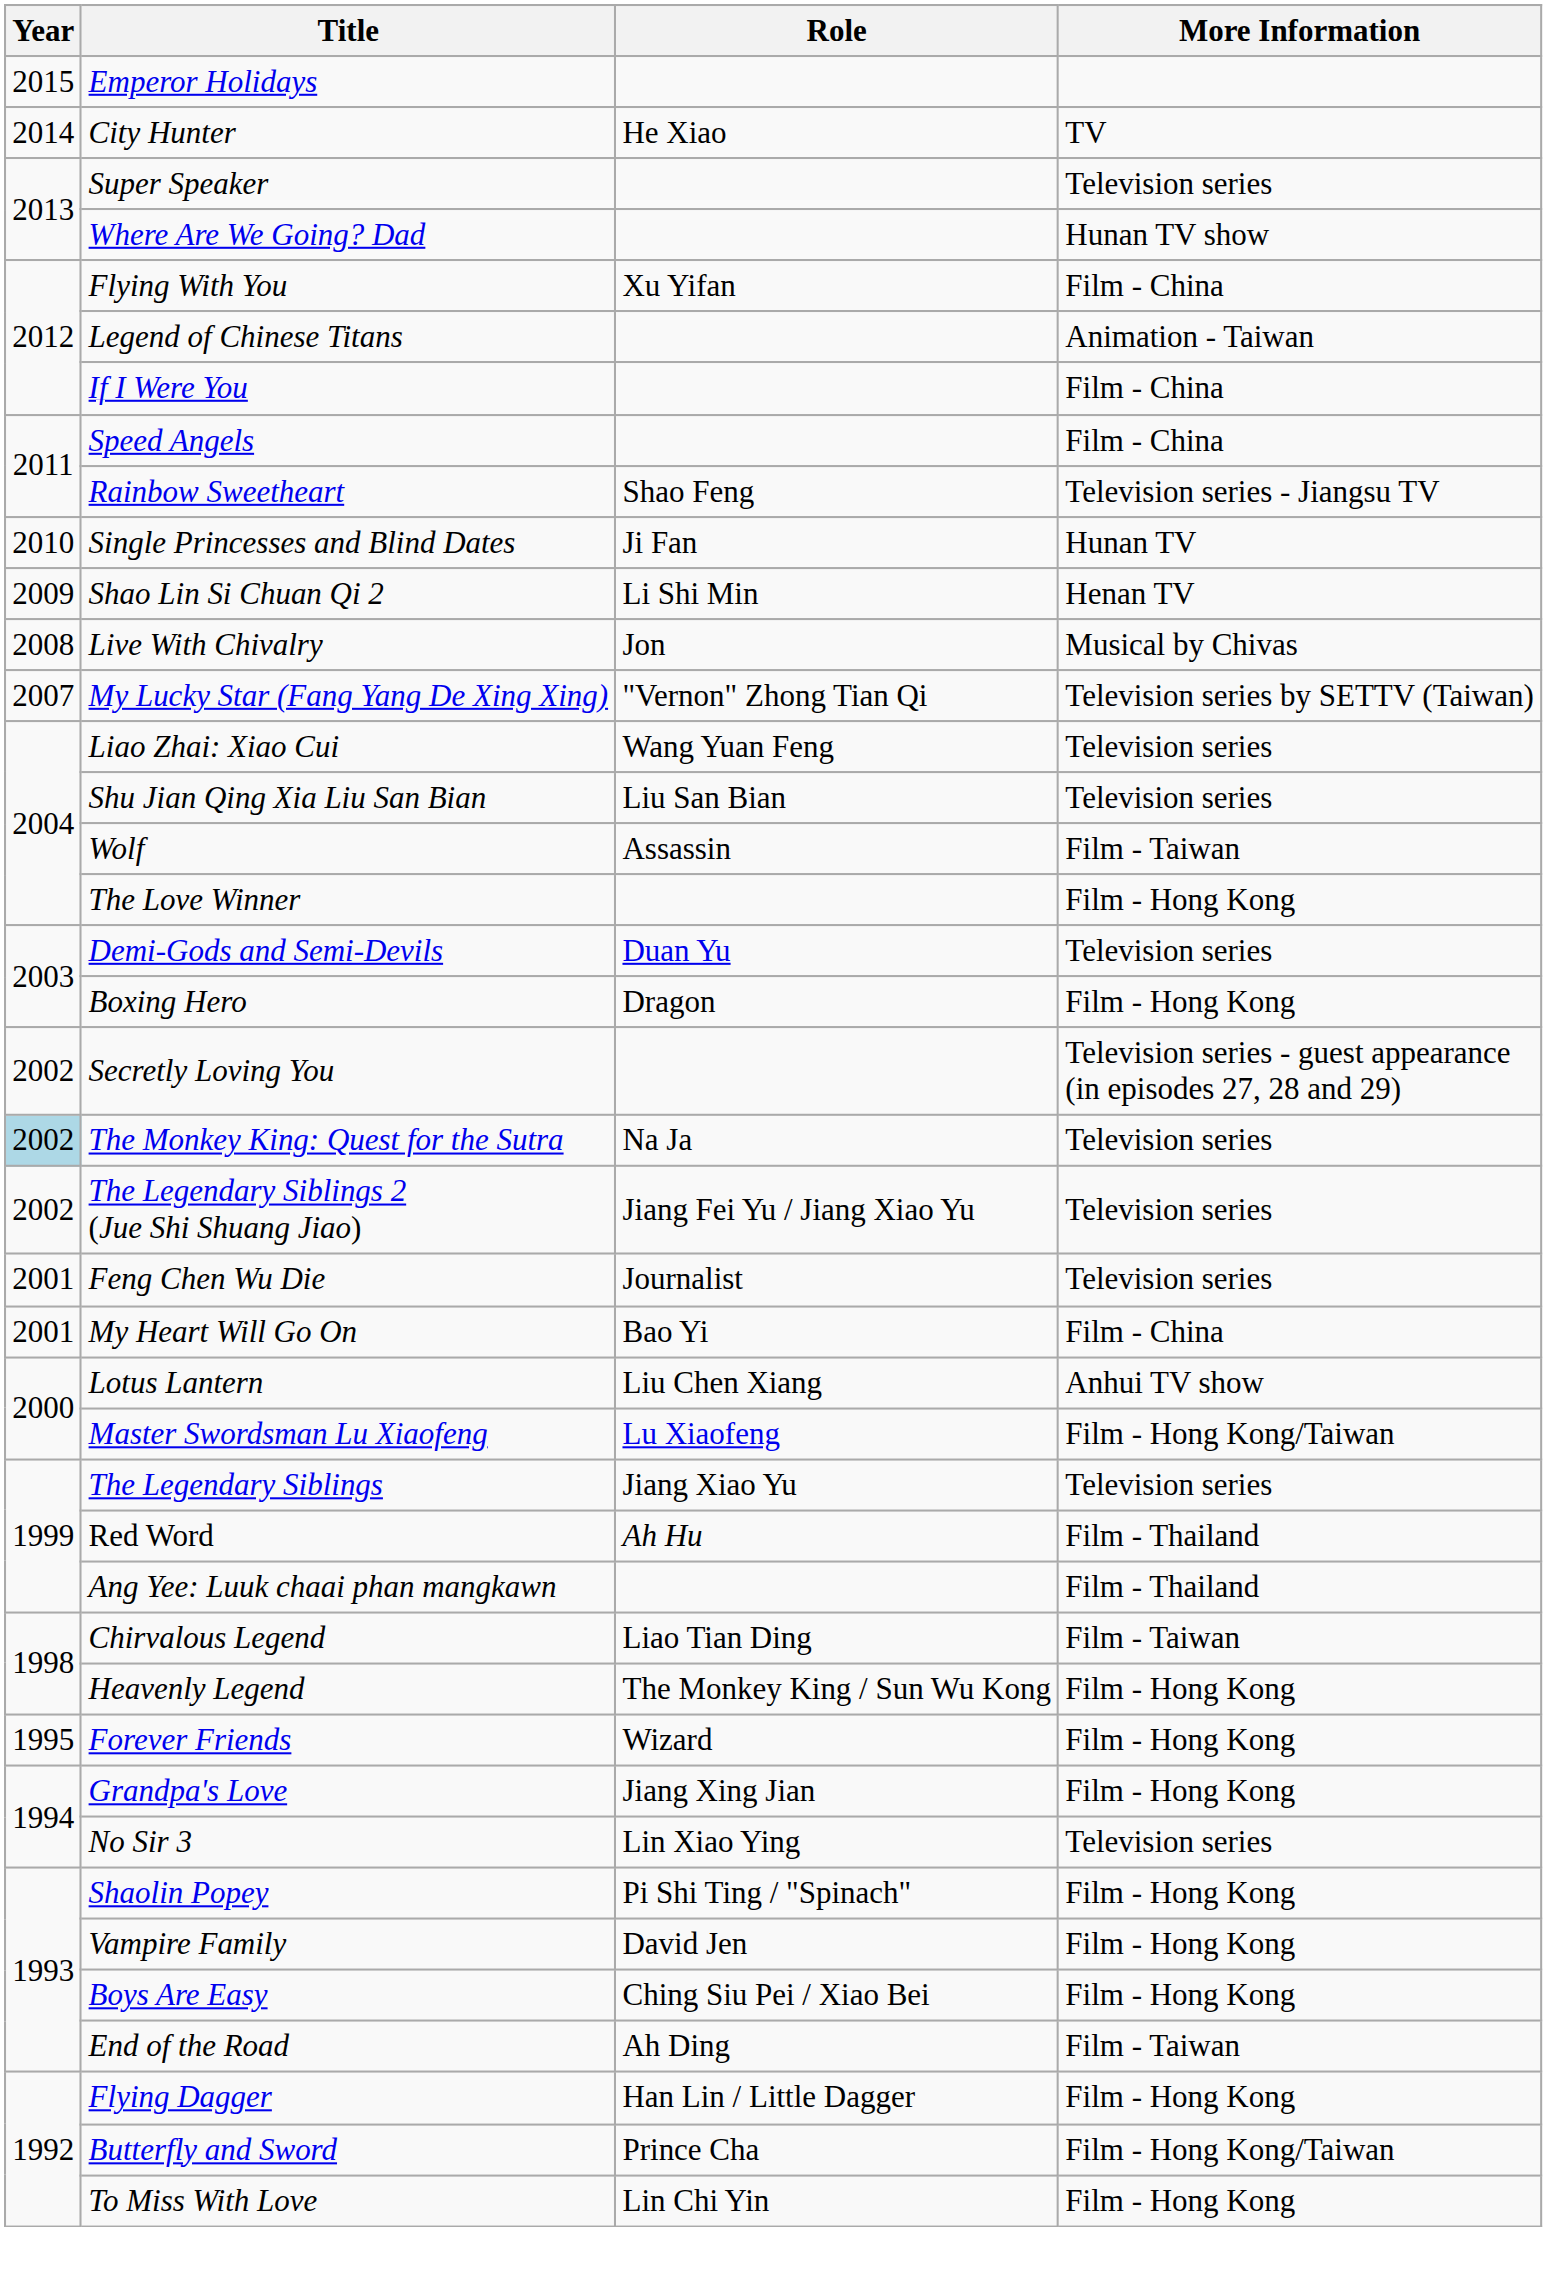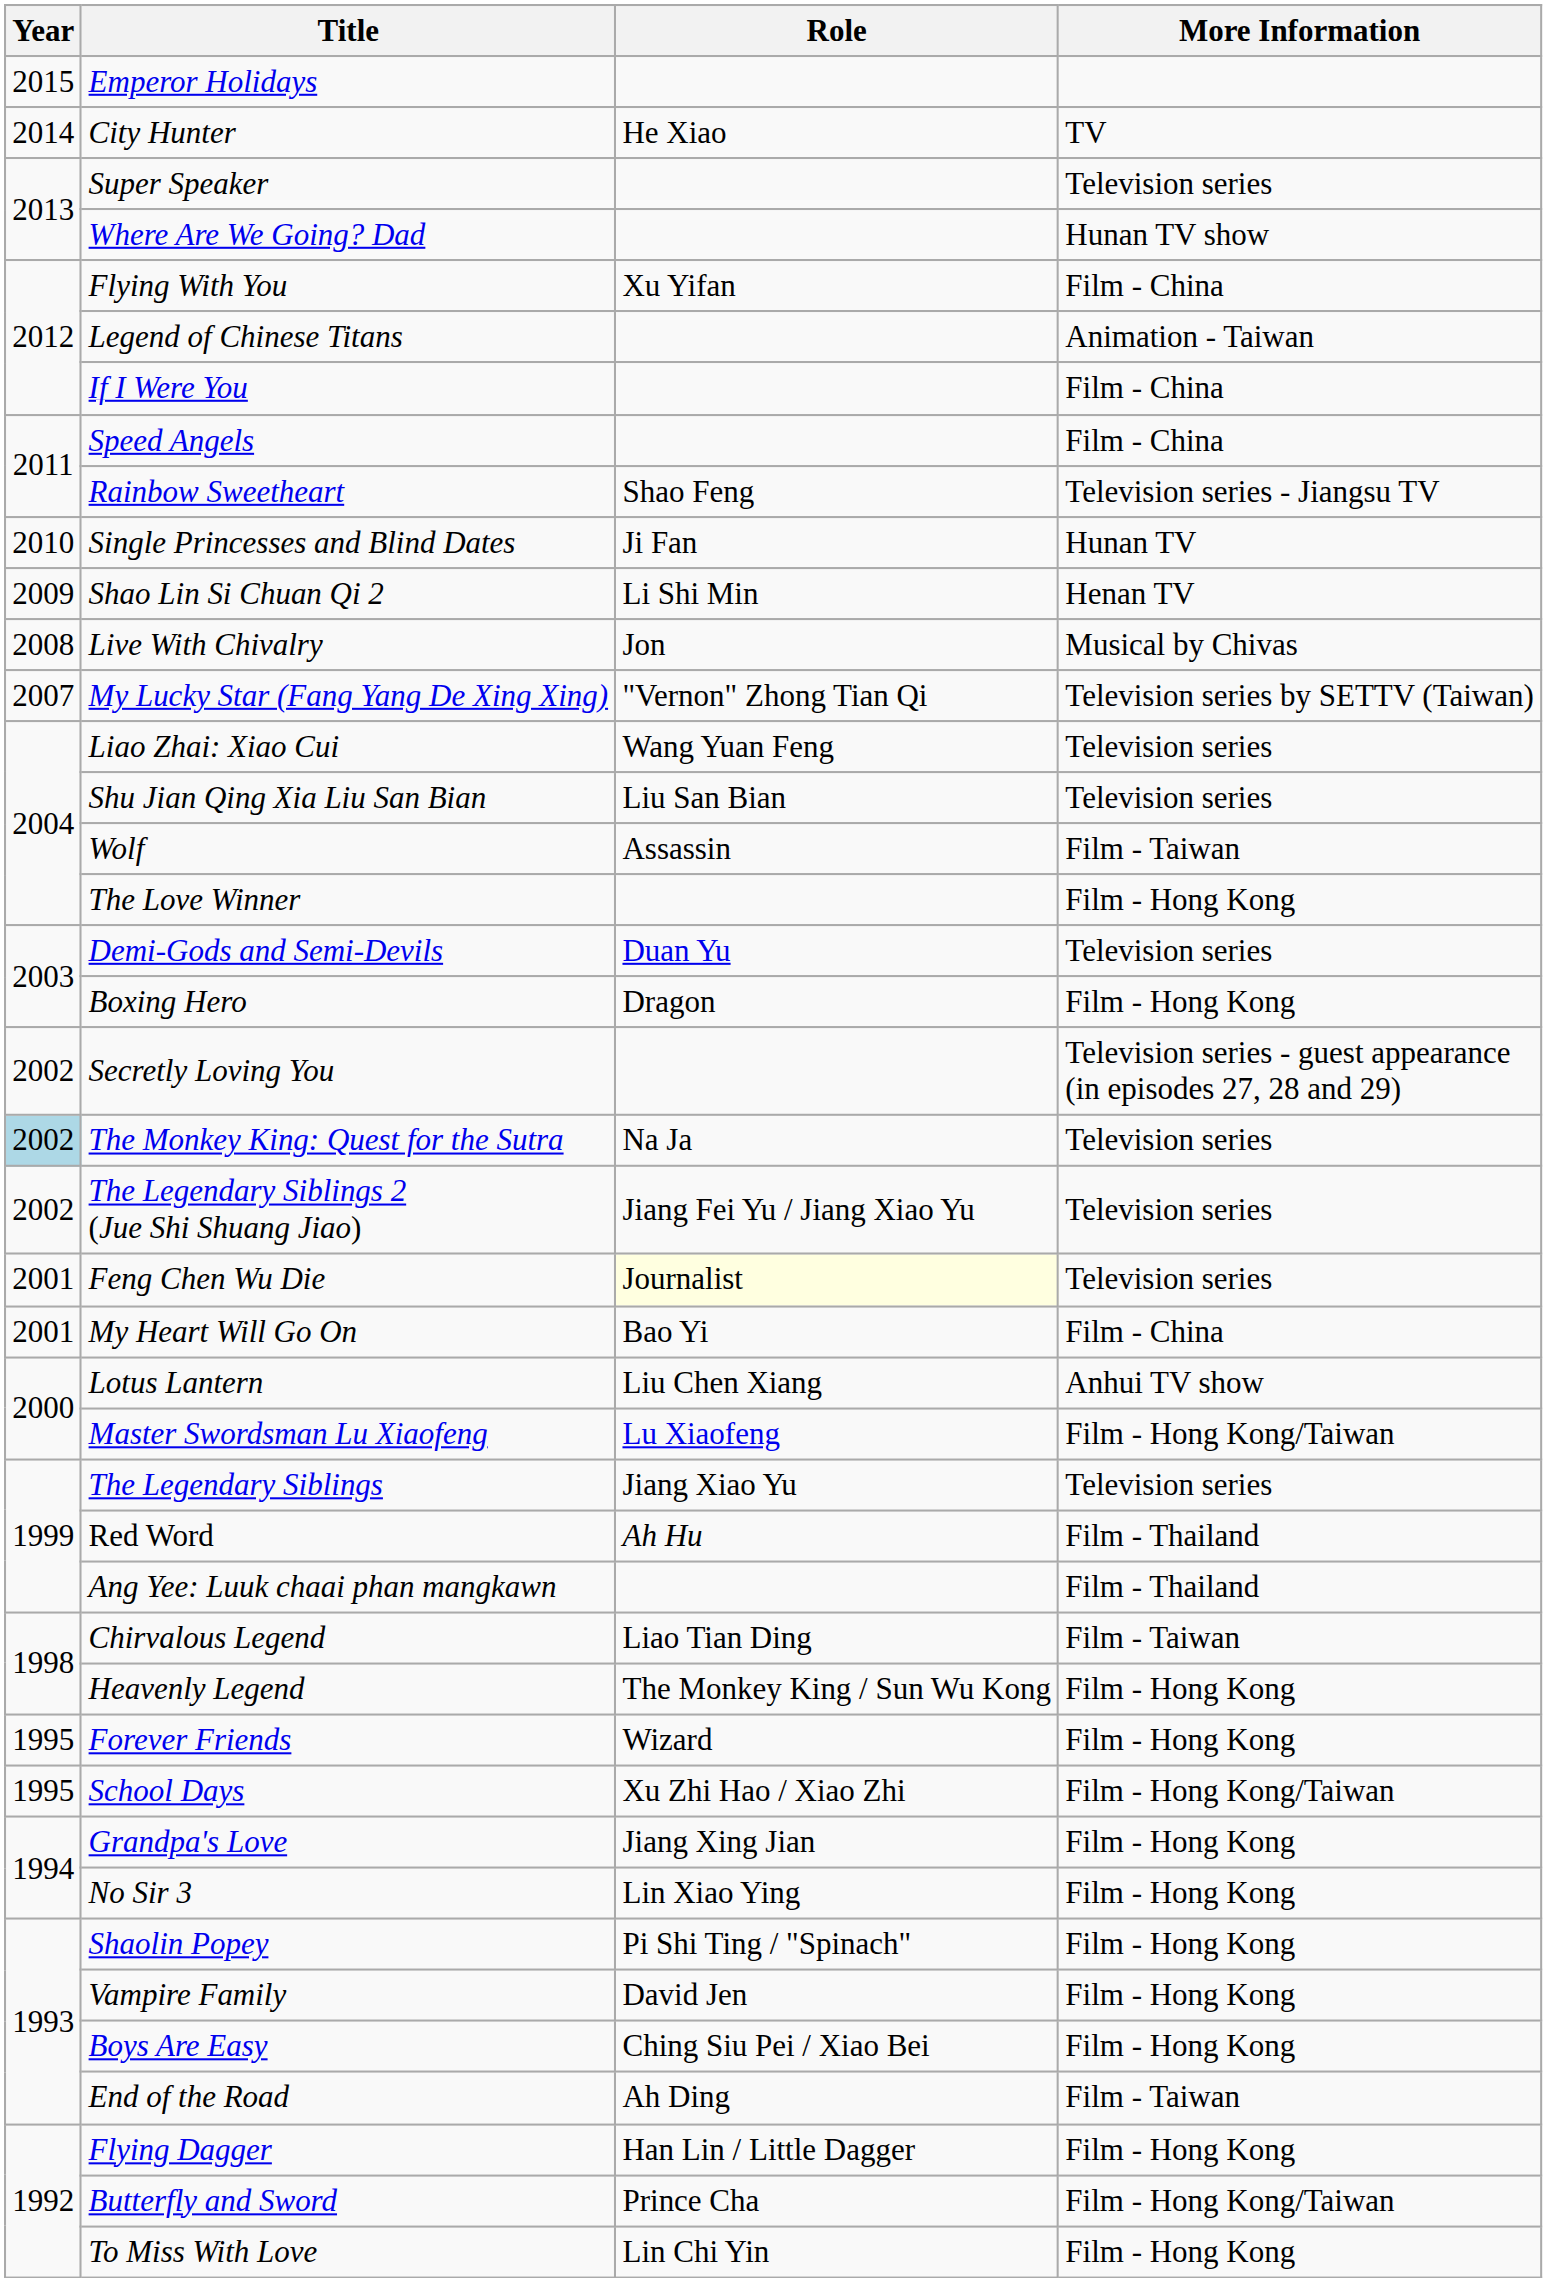(683, 1279) no background -> (683, 1279) lightyellow background
+ row: (166, 1790)
(1169, 1842) Television series -> (1180, 1893) Film - Hong Kong
